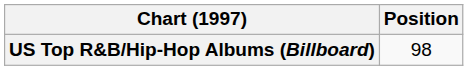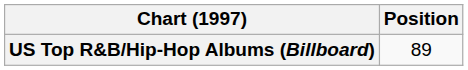(421, 49) 98 -> (421, 49) 89
